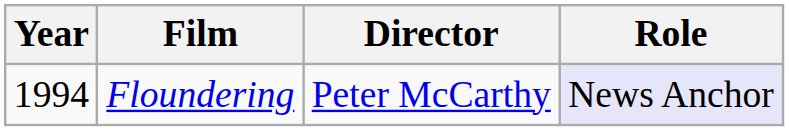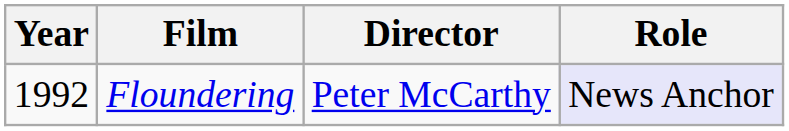(51, 93) 1994 -> (51, 93) 1992
